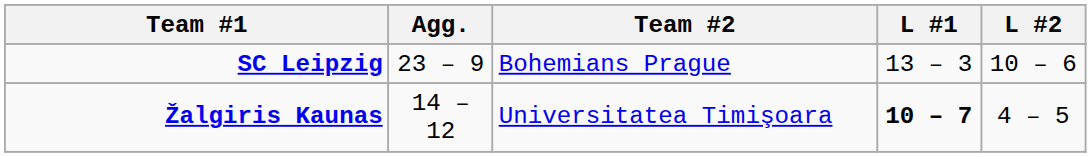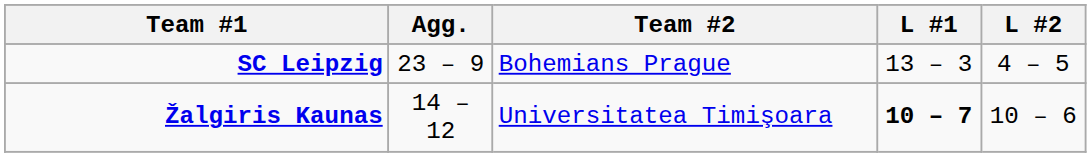(1033, 64) 10 – 6 -> (1033, 64) 4 – 5
(1033, 117) 4 – 5 -> (1033, 117) 10 – 6
